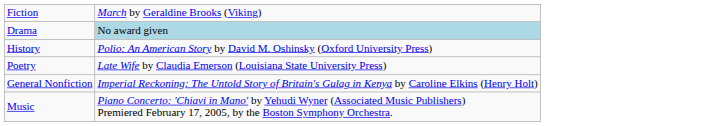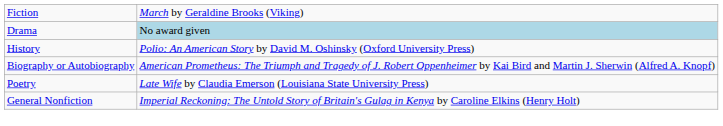+ row: (71, 65)
- row: (21, 107)
